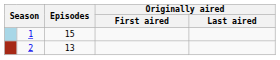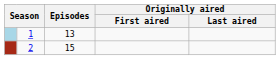(70, 34) 15 -> (70, 34) 13
(70, 48) 13 -> (70, 48) 15
